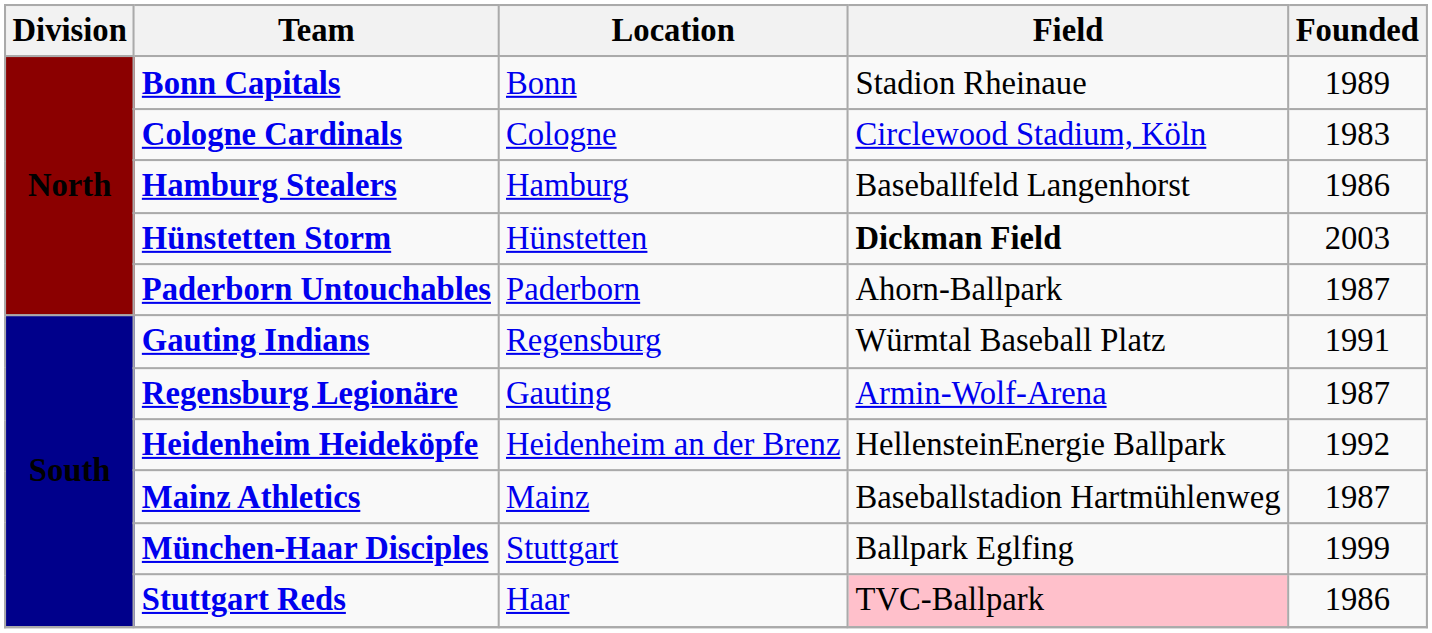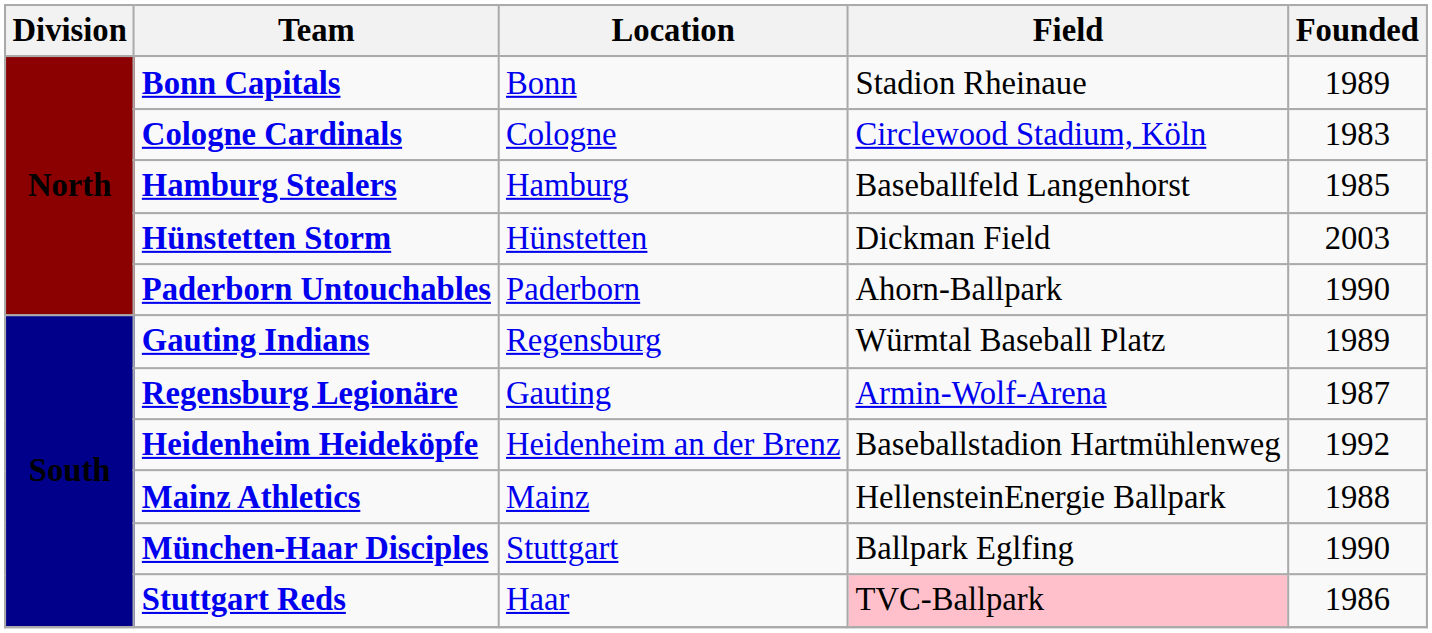(1357, 185) 1986 -> (1357, 185) 1985
(958, 237) bold -> (953, 237) normal
(1357, 289) 1987 -> (1357, 289) 1990
(1357, 340) 1991 -> (1357, 340) 1989
(1041, 444) HellensteinEnergie Ballpark -> (1068, 444) Baseballstadion Hartmühlenweg
(1068, 496) Baseballstadion Hartmühlenweg -> (1041, 496) HellensteinEnergie Ballpark
(1357, 496) 1987 -> (1357, 496) 1988
(1357, 548) 1999 -> (1357, 548) 1990
